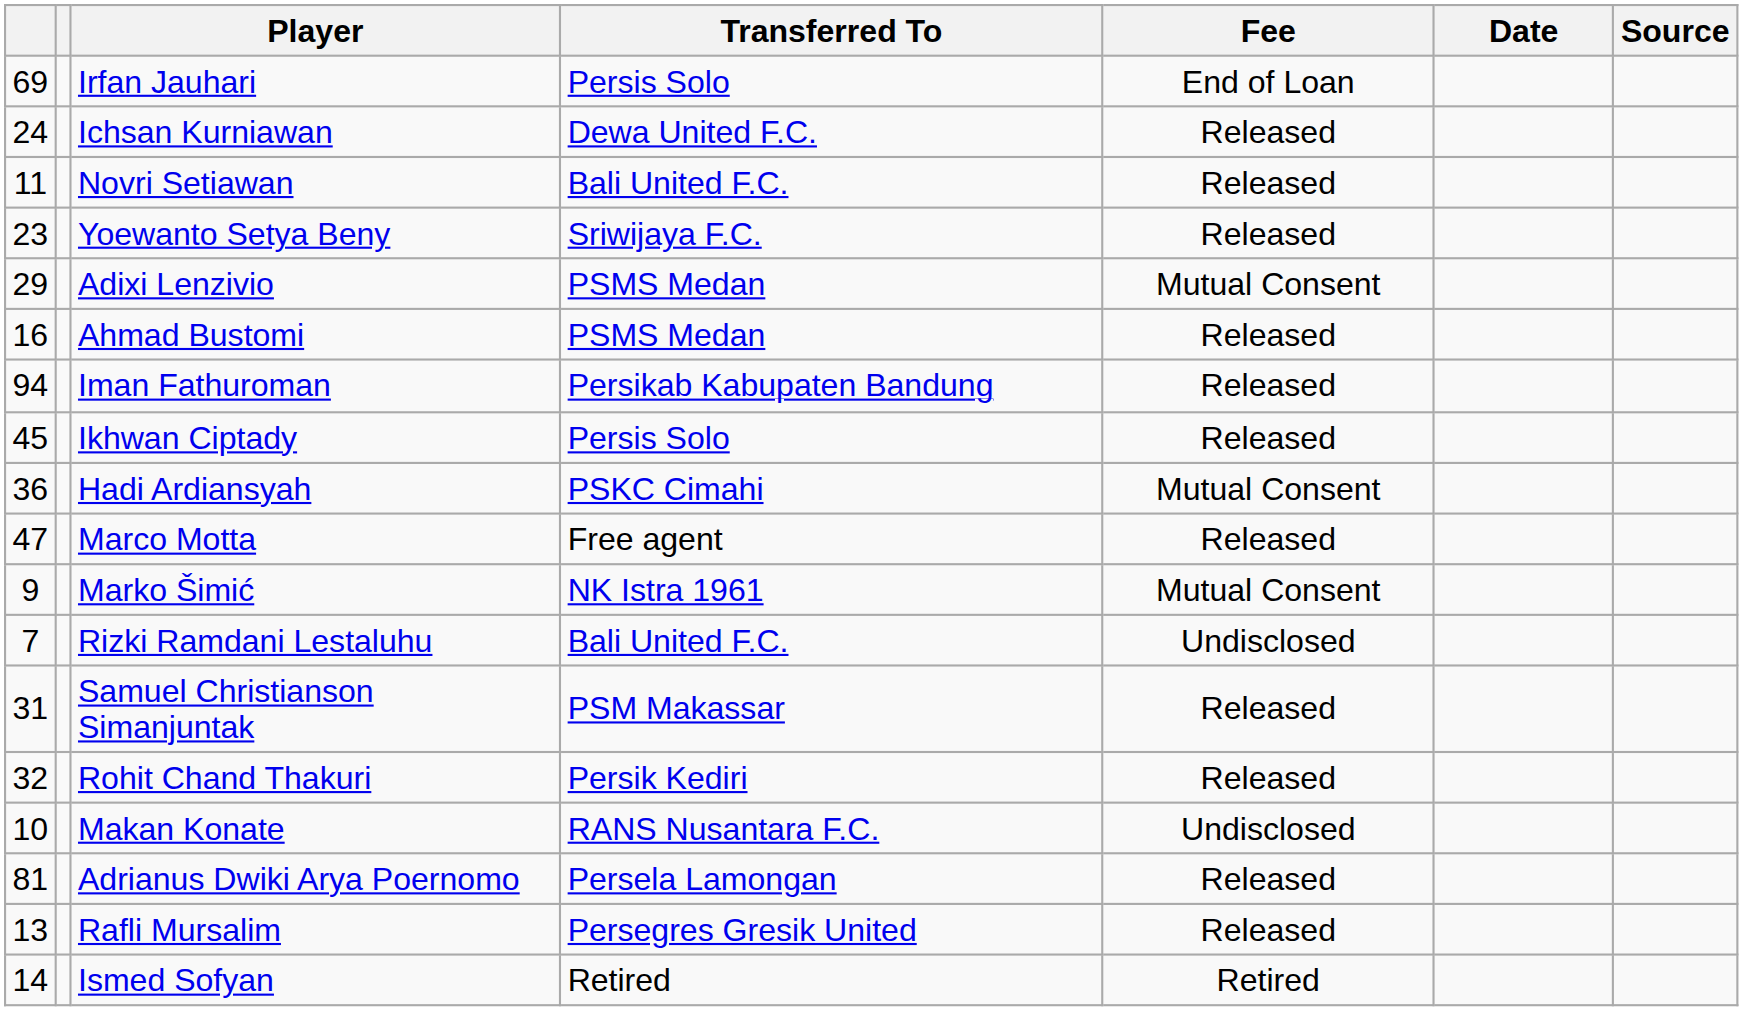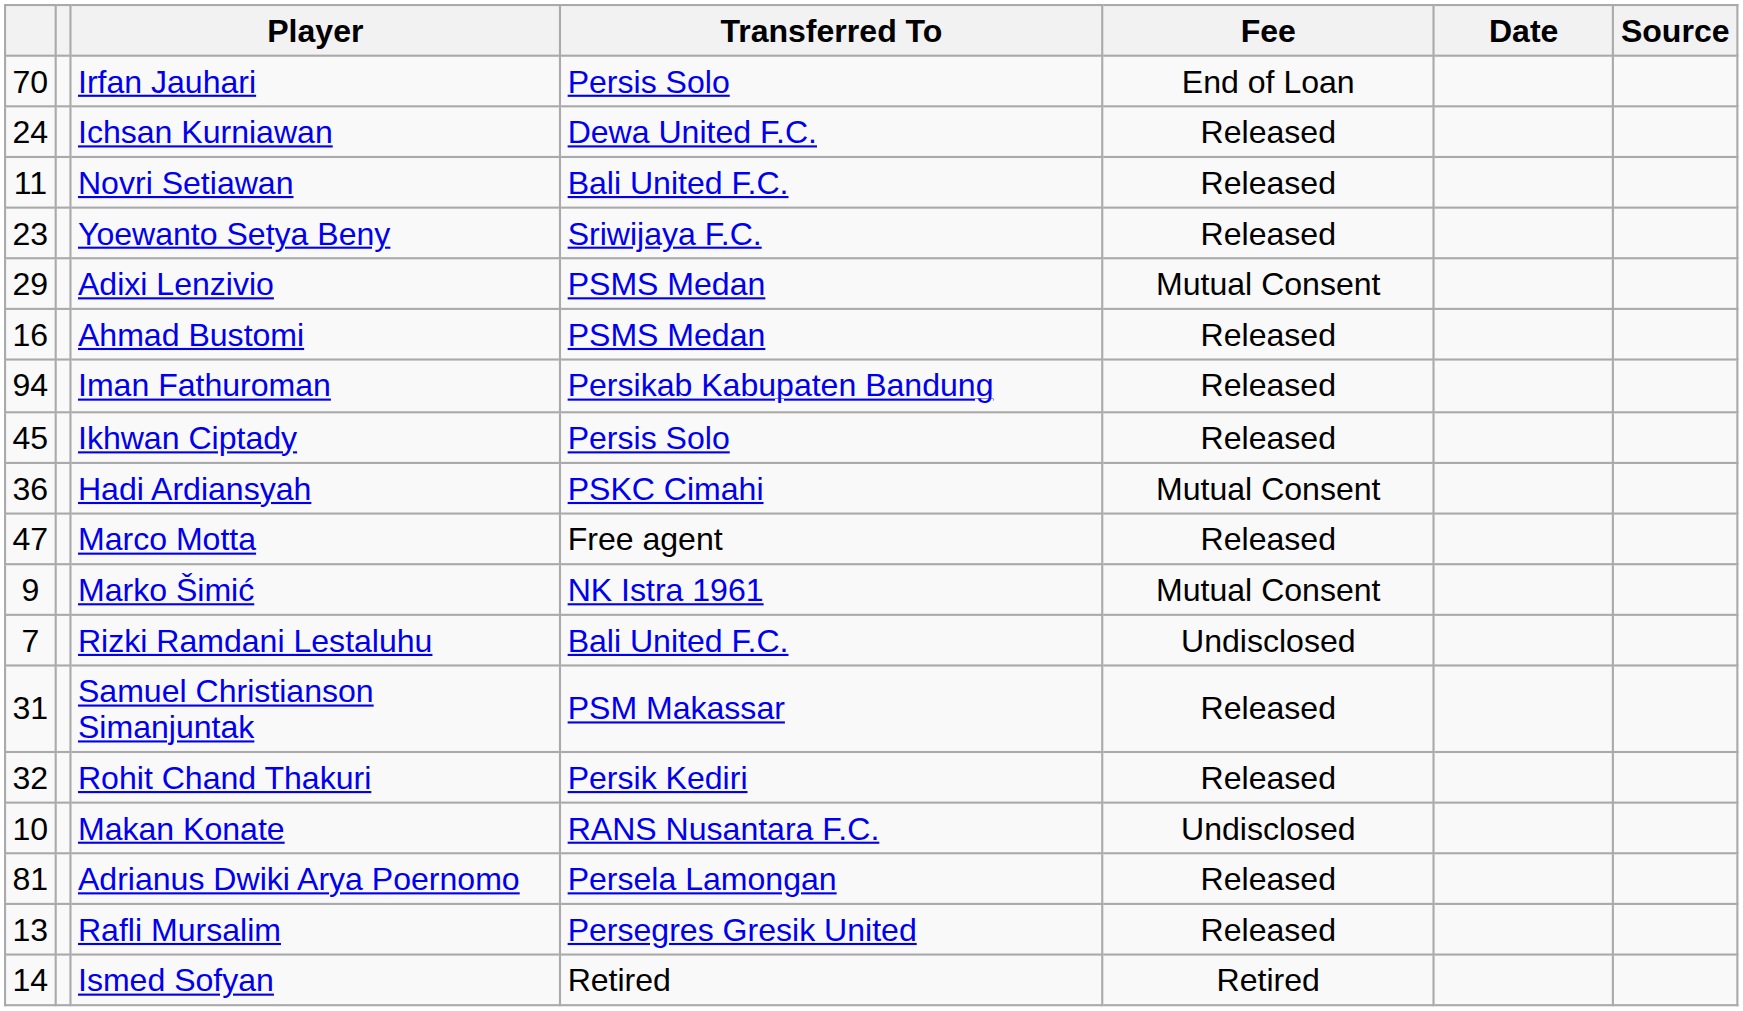(30, 81) 69 -> (30, 81) 70
